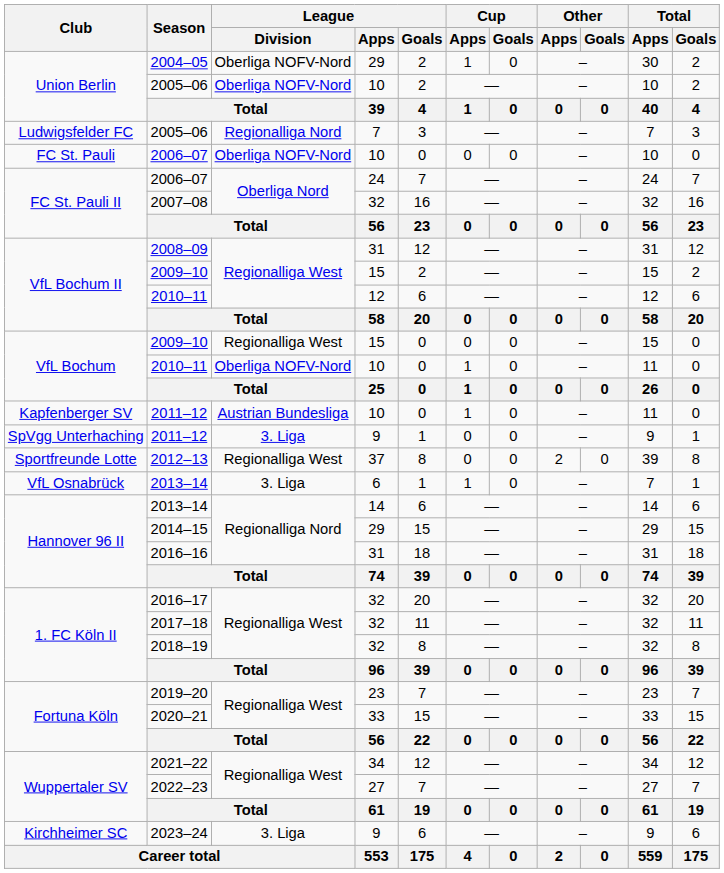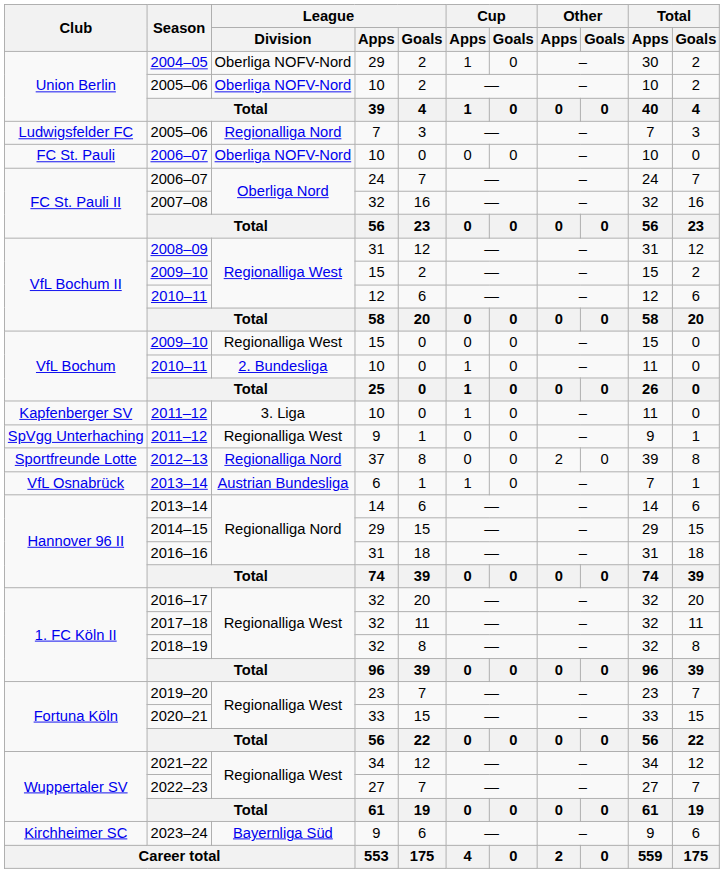(283, 366) Oberliga NOFV-Nord -> (283, 366) 2. Bundesliga
(283, 413) Austrian Bundesliga -> (283, 413) 3. Liga
(283, 436) 3. Liga -> (283, 436) Regionalliga West
(283, 459) Regionalliga West -> (283, 459) Regionalliga Nord
(283, 483) 3. Liga -> (283, 483) Austrian Bundesliga
(283, 833) 3. Liga -> (283, 833) Bayernliga Süd
